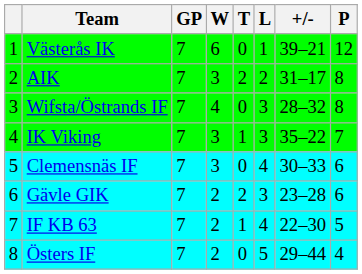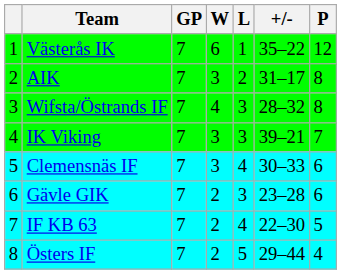- column: (244, 19)
(303, 48) 39–21 -> (282, 48) 35–22
(303, 136) 35–22 -> (282, 136) 39–21
